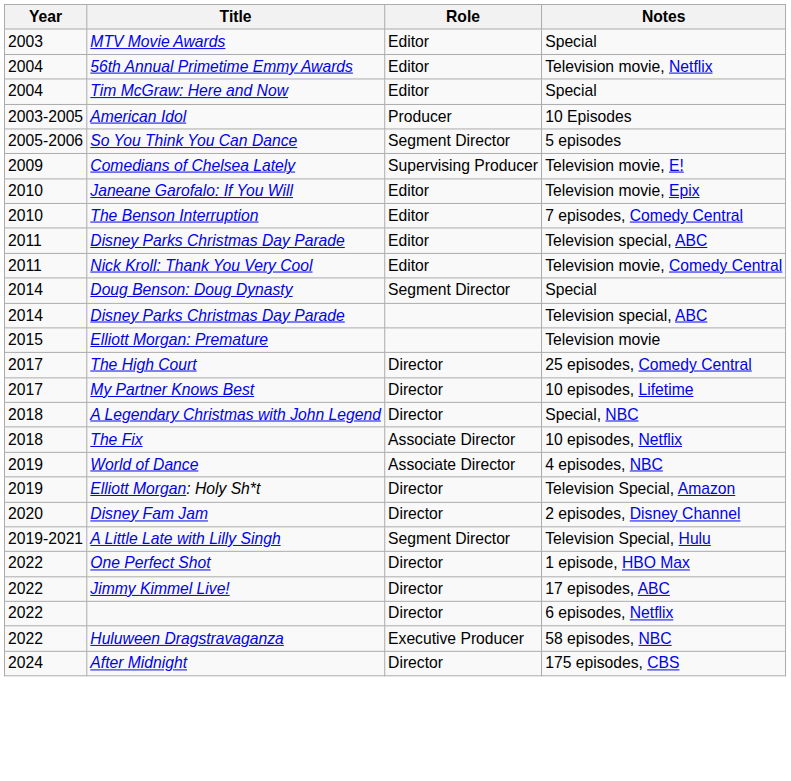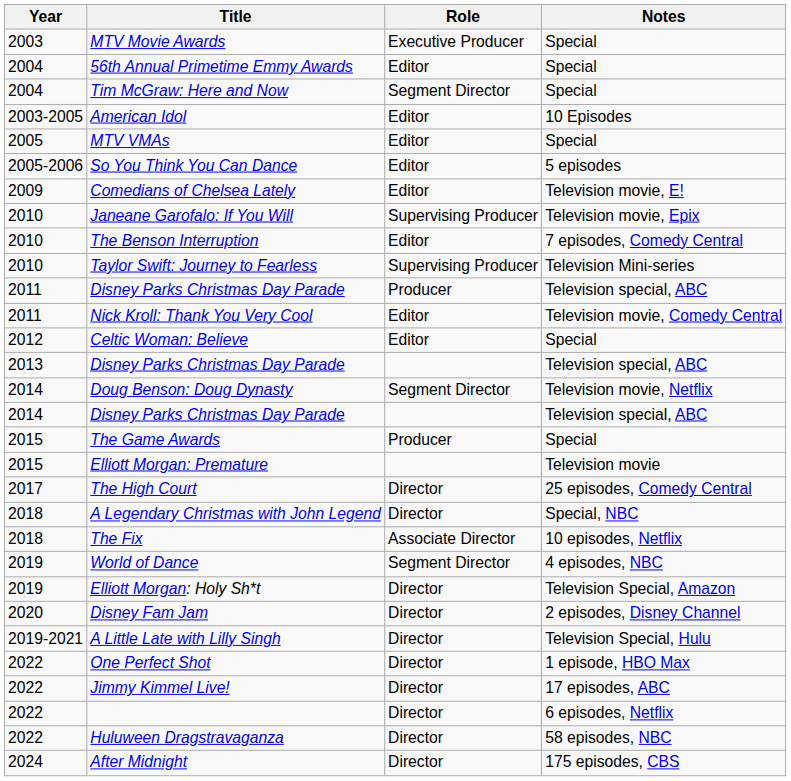(409, 41) Editor -> (456, 41) Executive Producer
(629, 66) Television movie, Netflix -> (571, 66) Special
(409, 91) Editor -> (449, 91) Segment Director
(420, 116) Producer -> (409, 116) Editor
+ row: (26, 141)
(449, 141) Segment Director -> (409, 166) Editor
(463, 166) Supervising Producer -> (409, 191) Editor
(409, 191) Editor -> (463, 215) Supervising Producer
+ row: (26, 265)
(409, 240) Editor -> (420, 290) Producer
+ row: (26, 340)
+ row: (26, 365)
(571, 290) Special -> (629, 389) Television movie, Netflix
+ row: (26, 439)
- row: (26, 389)
(452, 464) Associate Director -> (449, 564) Segment Director
(449, 539) Segment Director -> (416, 638) Director
(456, 638) Executive Producer -> (416, 738) Director
